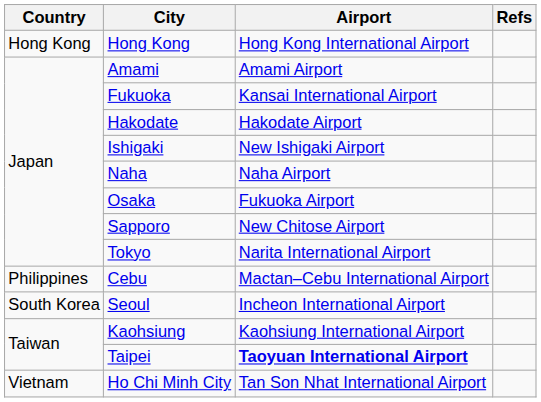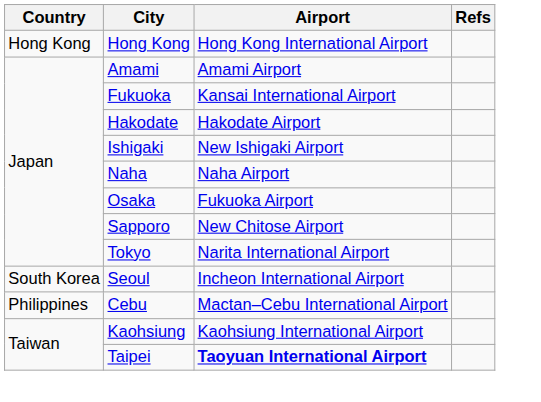rows swapped: (129, 305) <-> (127, 278)
- row: (169, 383)
